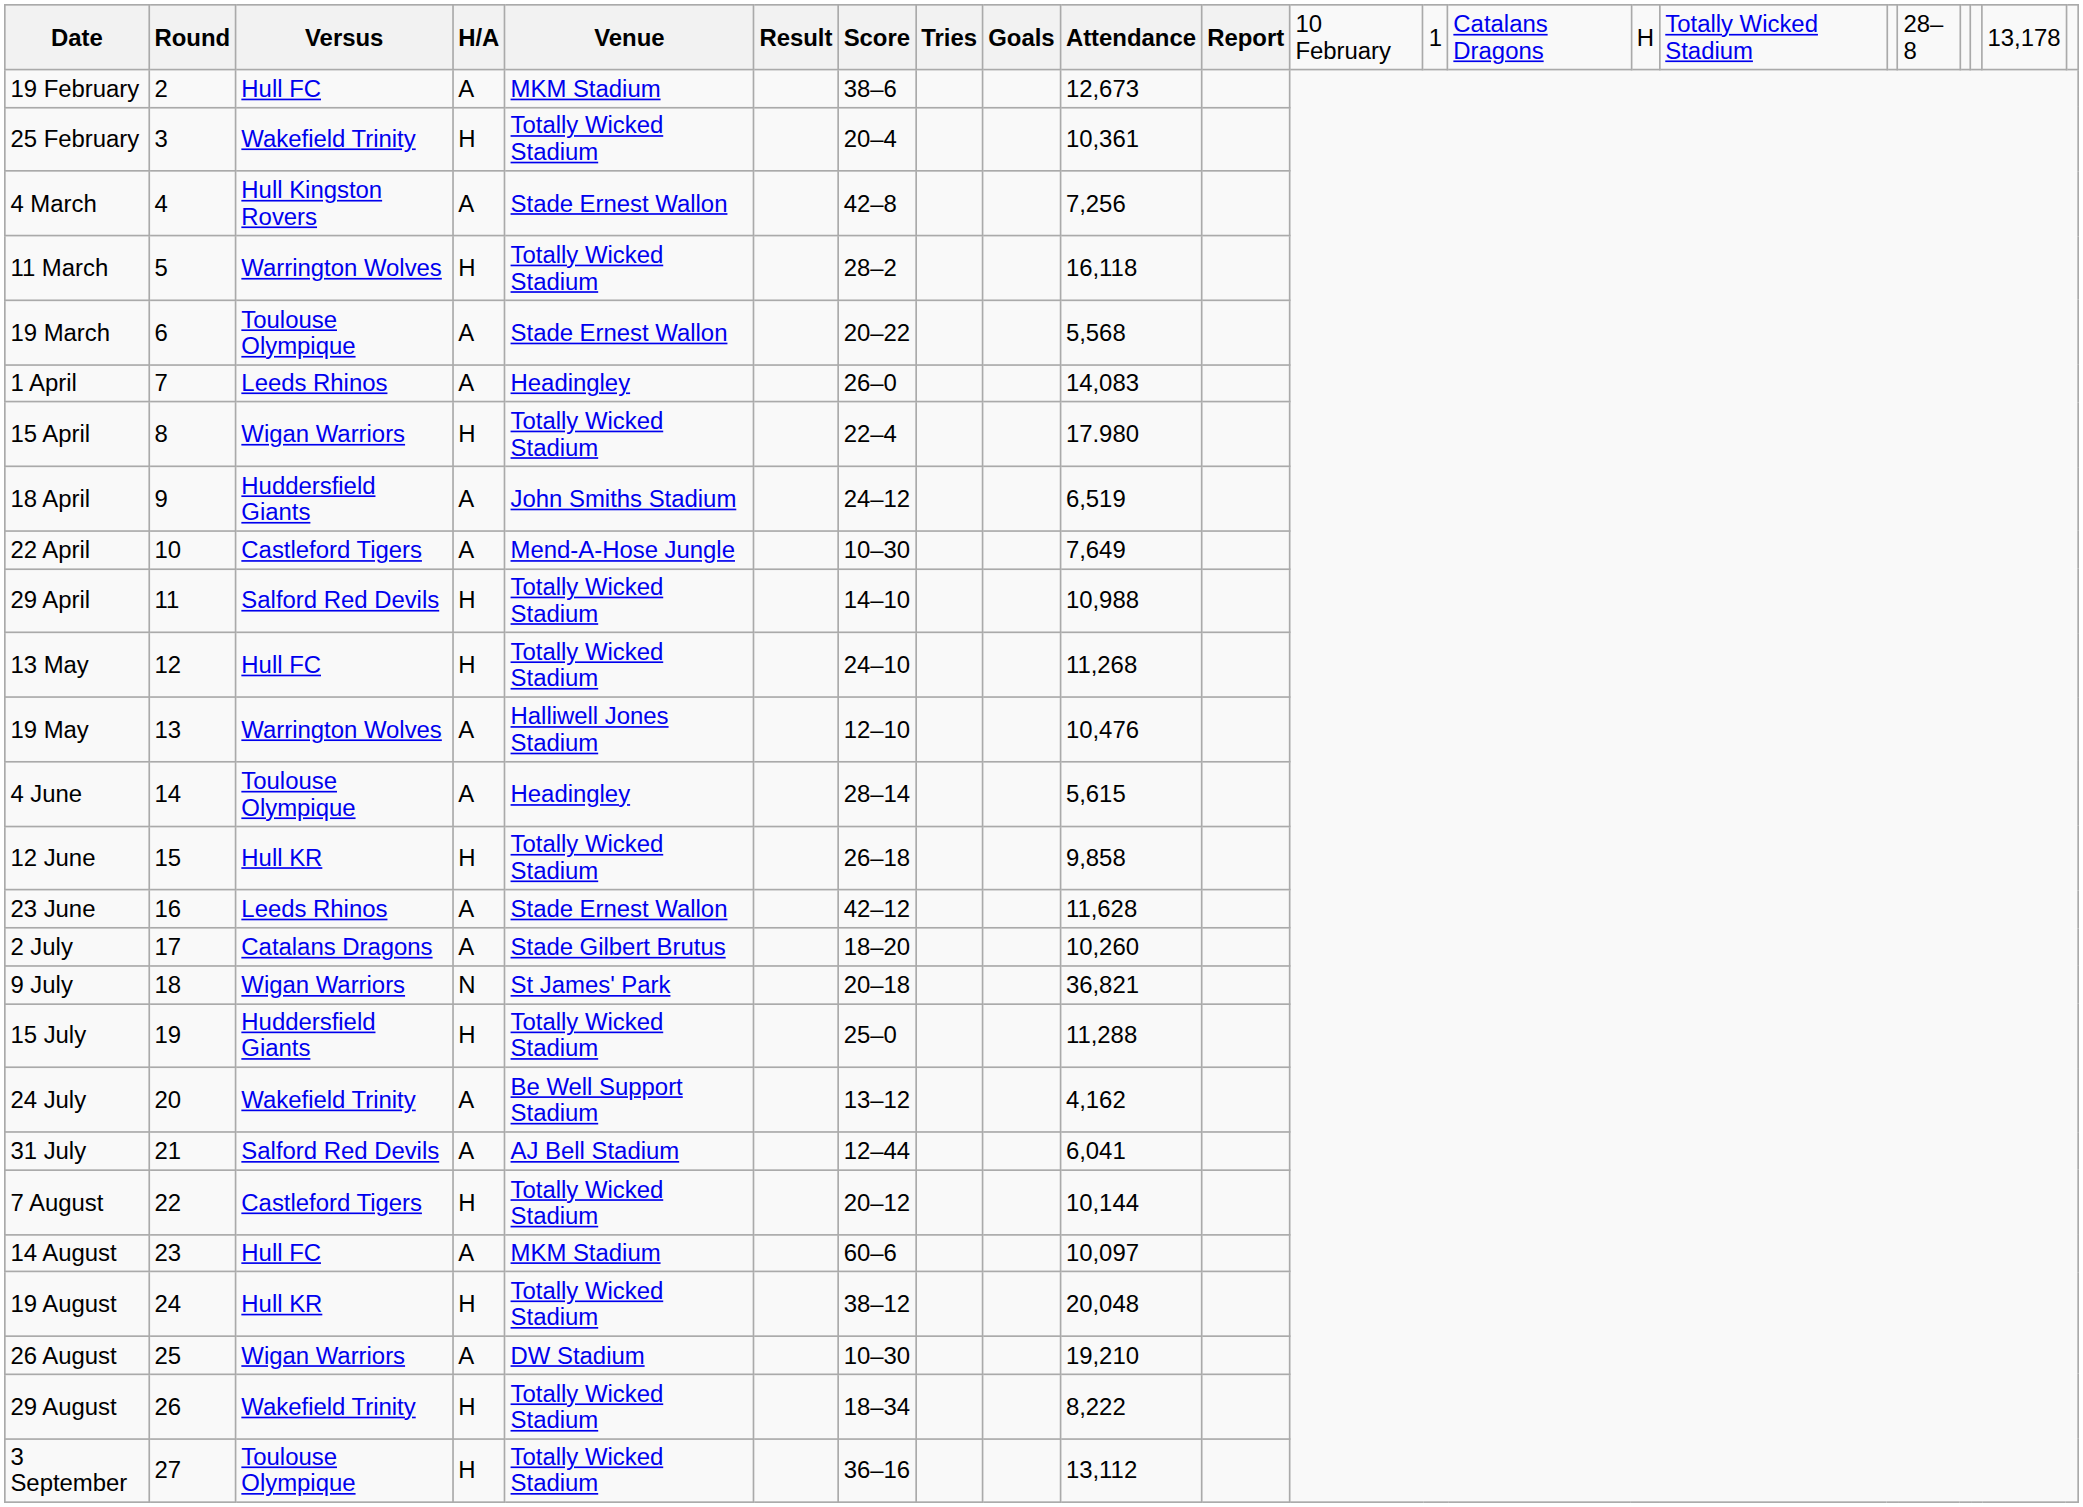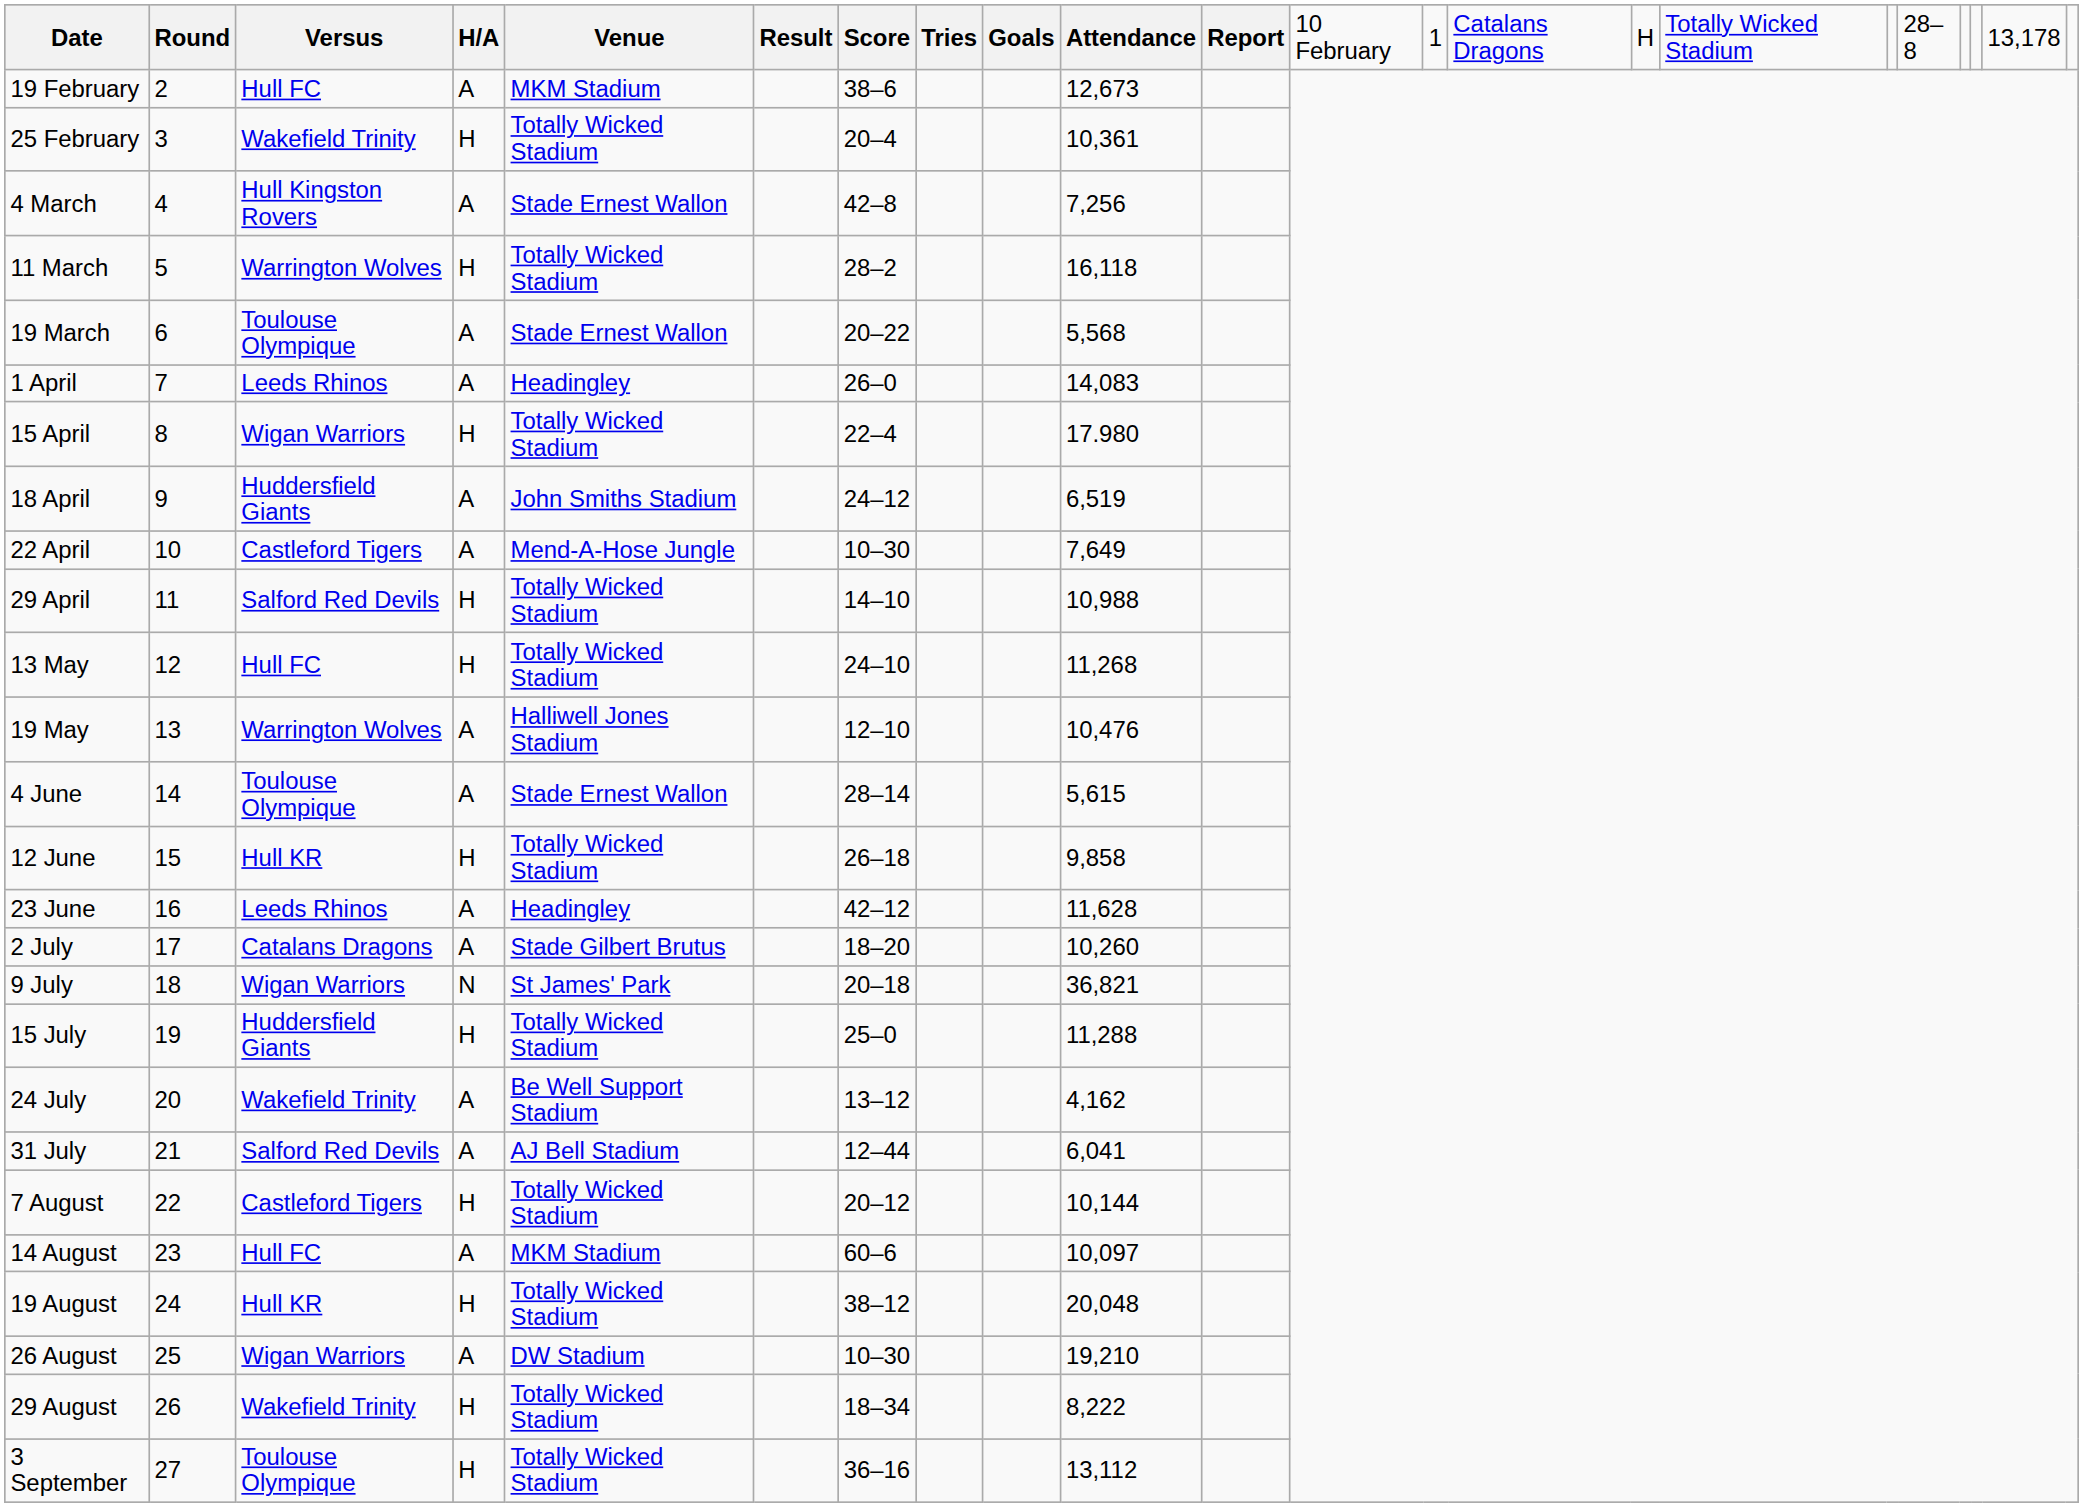(570, 794) Headingley -> (619, 794) Stade Ernest Wallon
(619, 909) Stade Ernest Wallon -> (570, 909) Headingley
